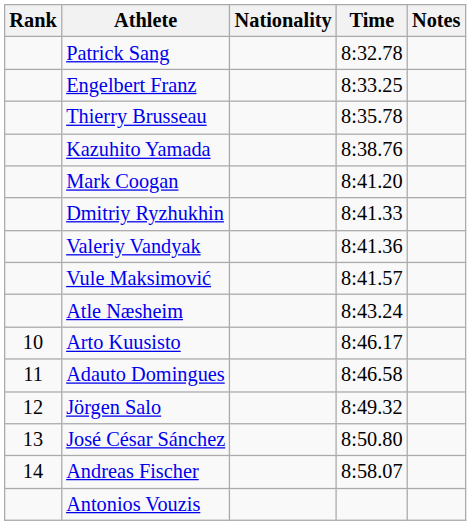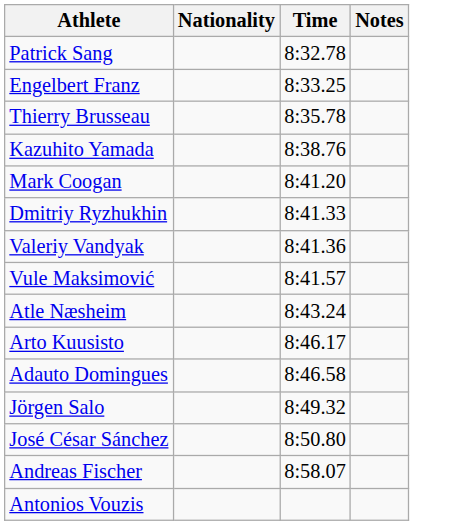- column: (33, 20)
